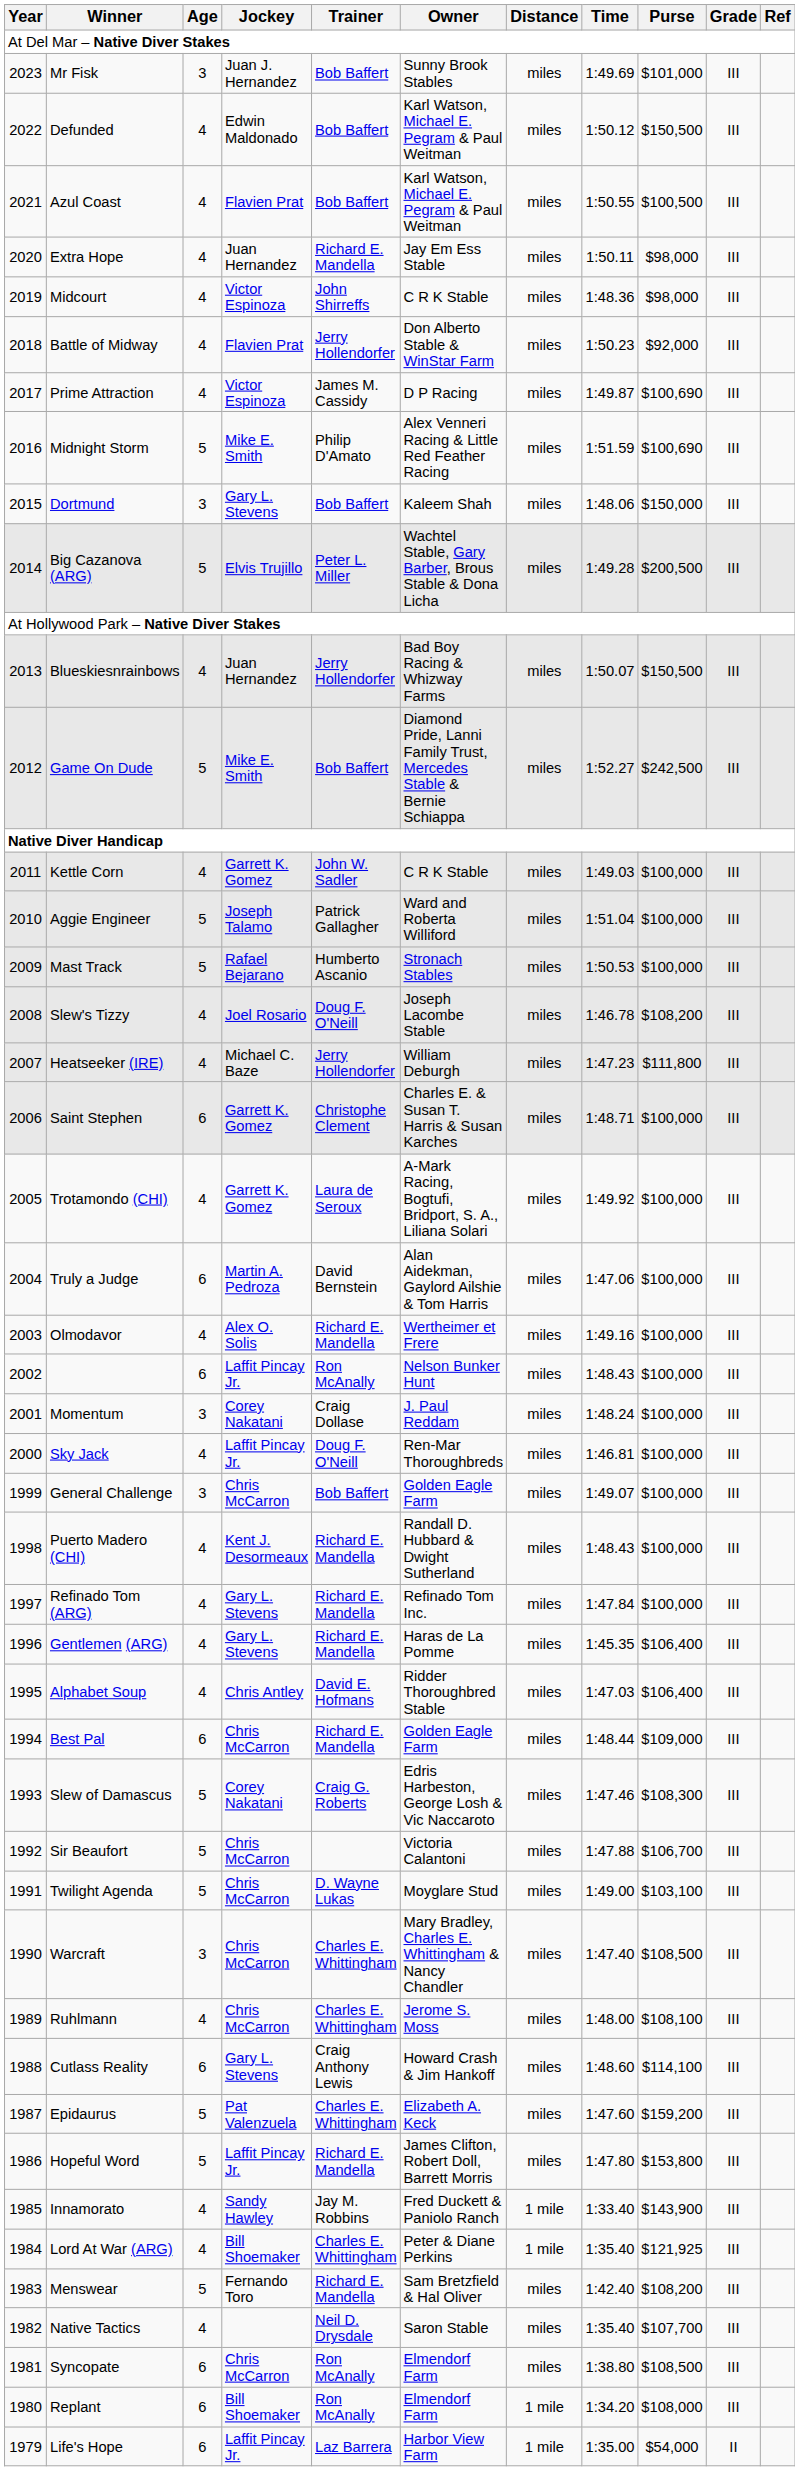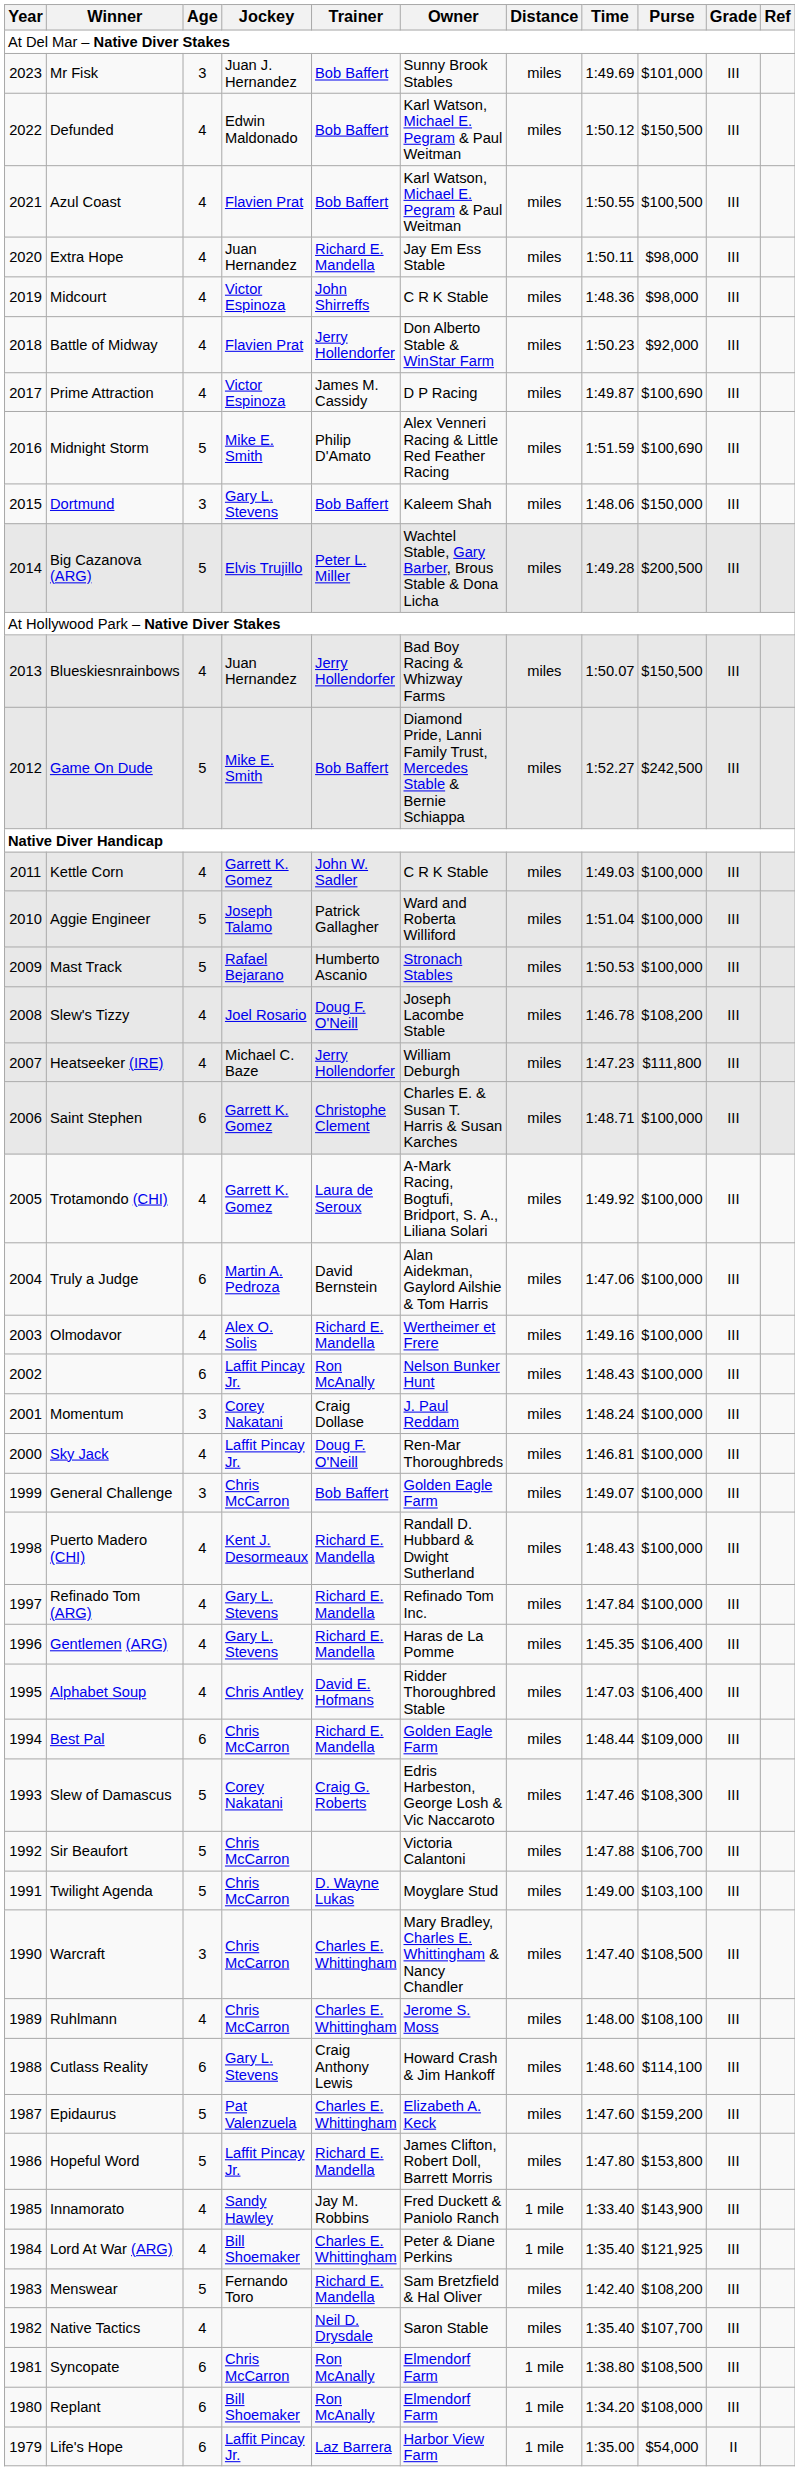(544, 2367) miles -> (544, 2367) 1 mile
